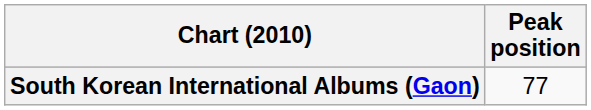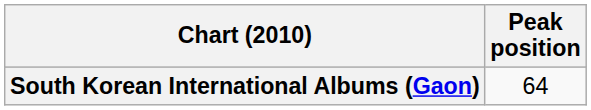(535, 85) 77 -> (535, 85) 64
